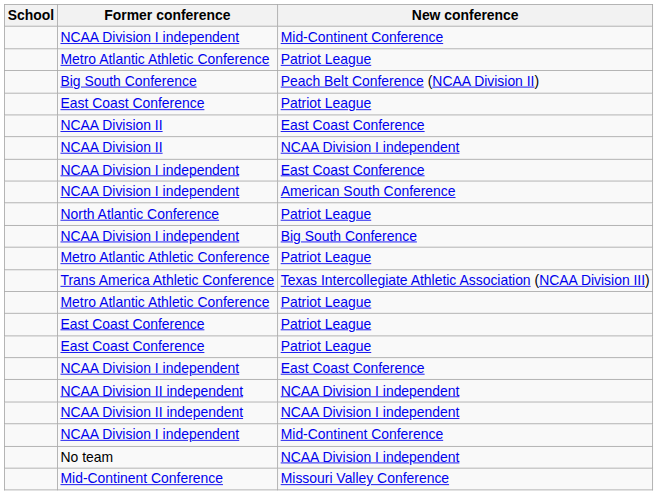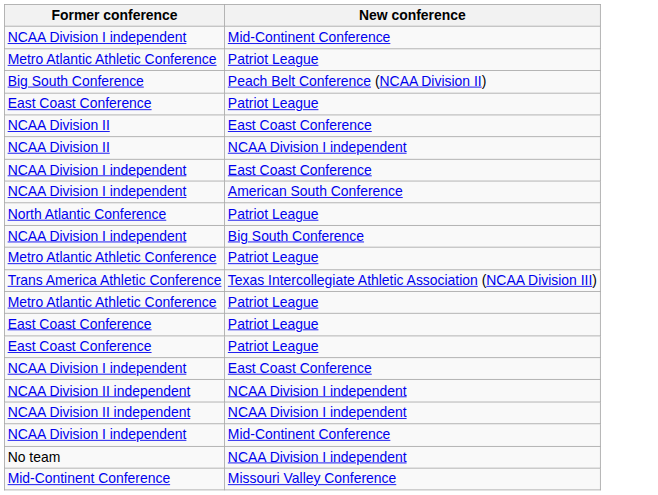- column: (31, 15)
